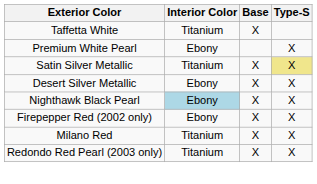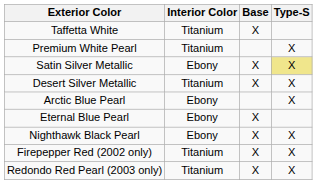(202, 48) Ebony -> (202, 48) Titanium
(202, 65) Titanium -> (202, 65) Ebony
(202, 83) Ebony -> (202, 83) Titanium
+ row: (85, 100)
+ row: (85, 118)
(202, 100) lightblue background -> (202, 135) no background
(202, 118) Ebony -> (202, 153) Titanium
- row: (85, 135)
